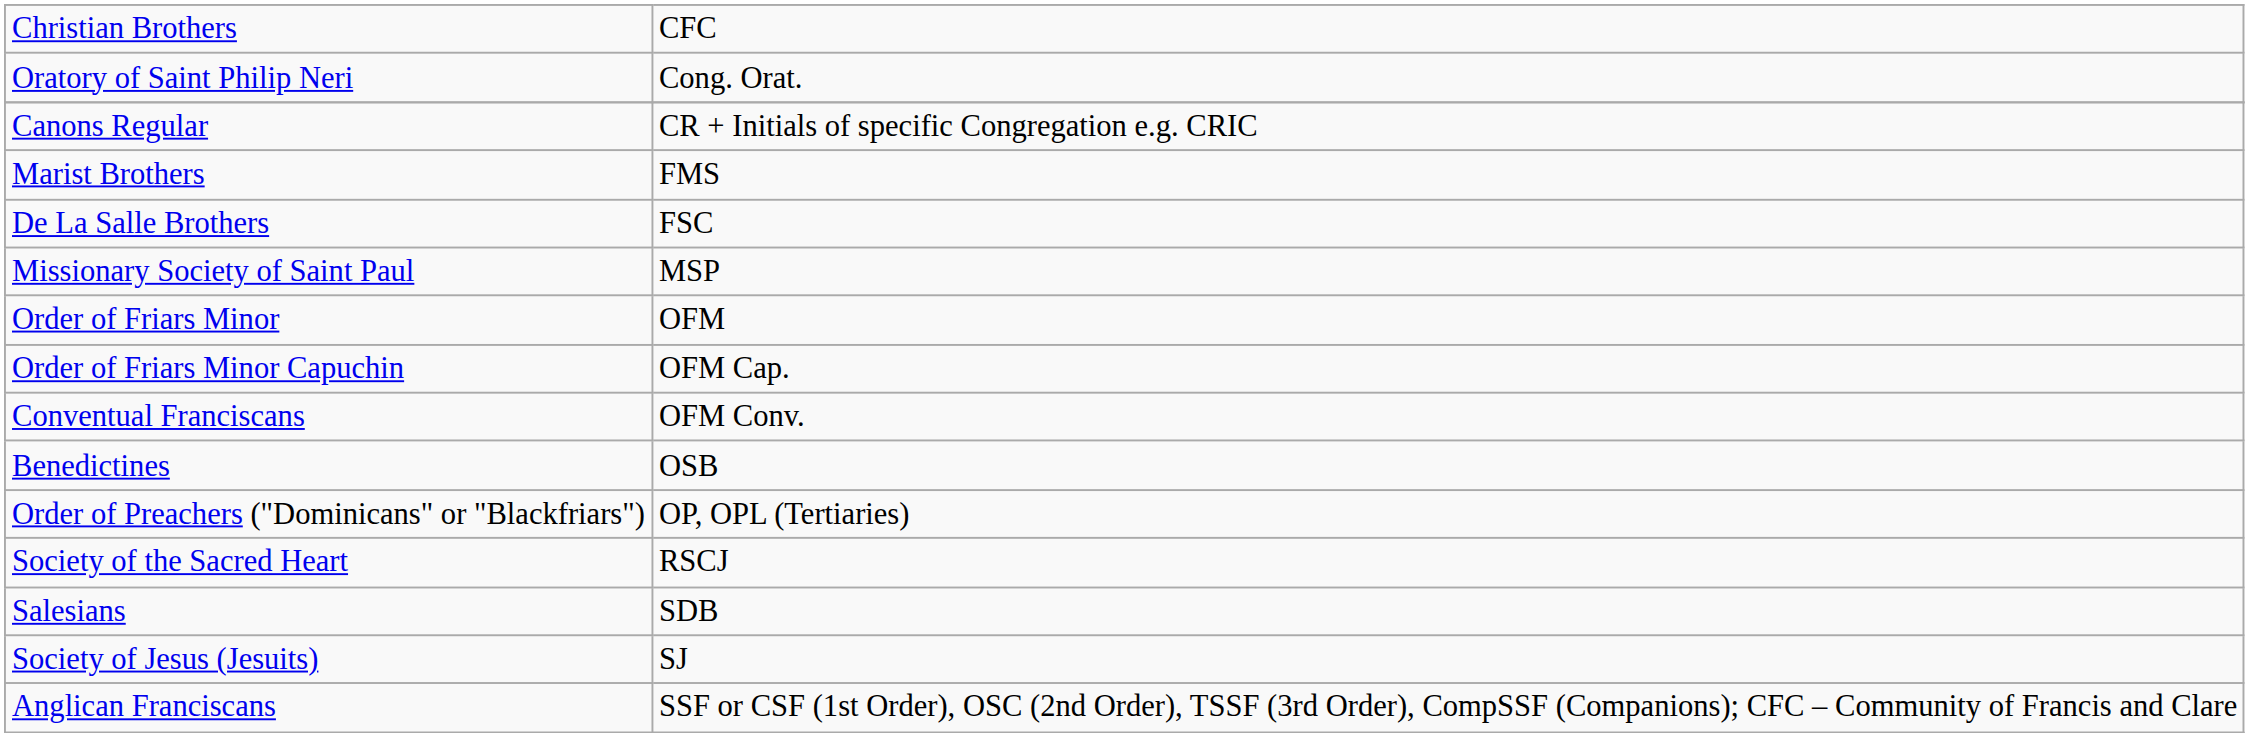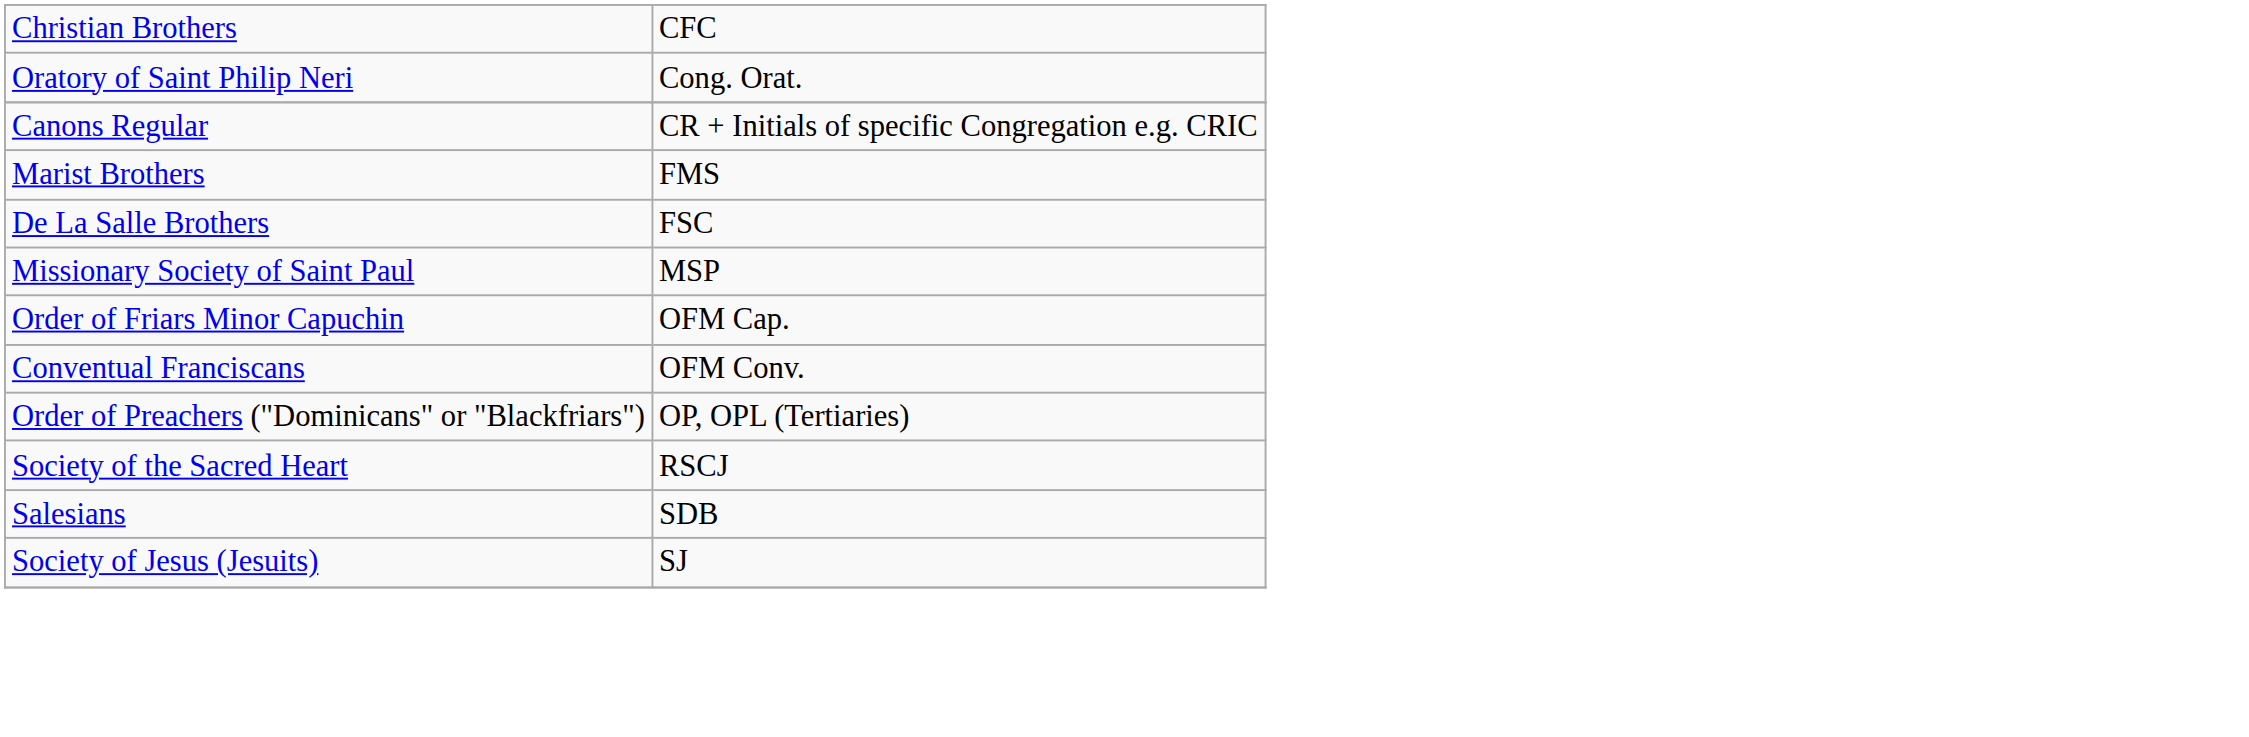- row: (146, 319)
- row: (91, 464)
- row: (144, 707)
